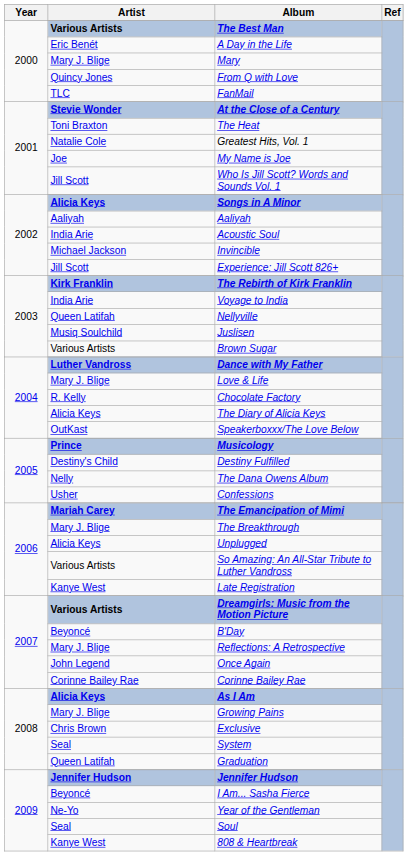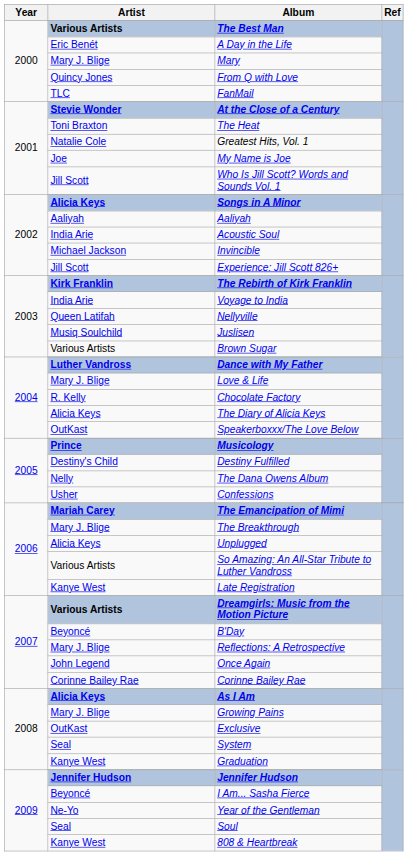(78, 729) Chris Brown -> (69, 729) OutKast
(83, 761) Queen Latifah -> (78, 761) Kanye West
